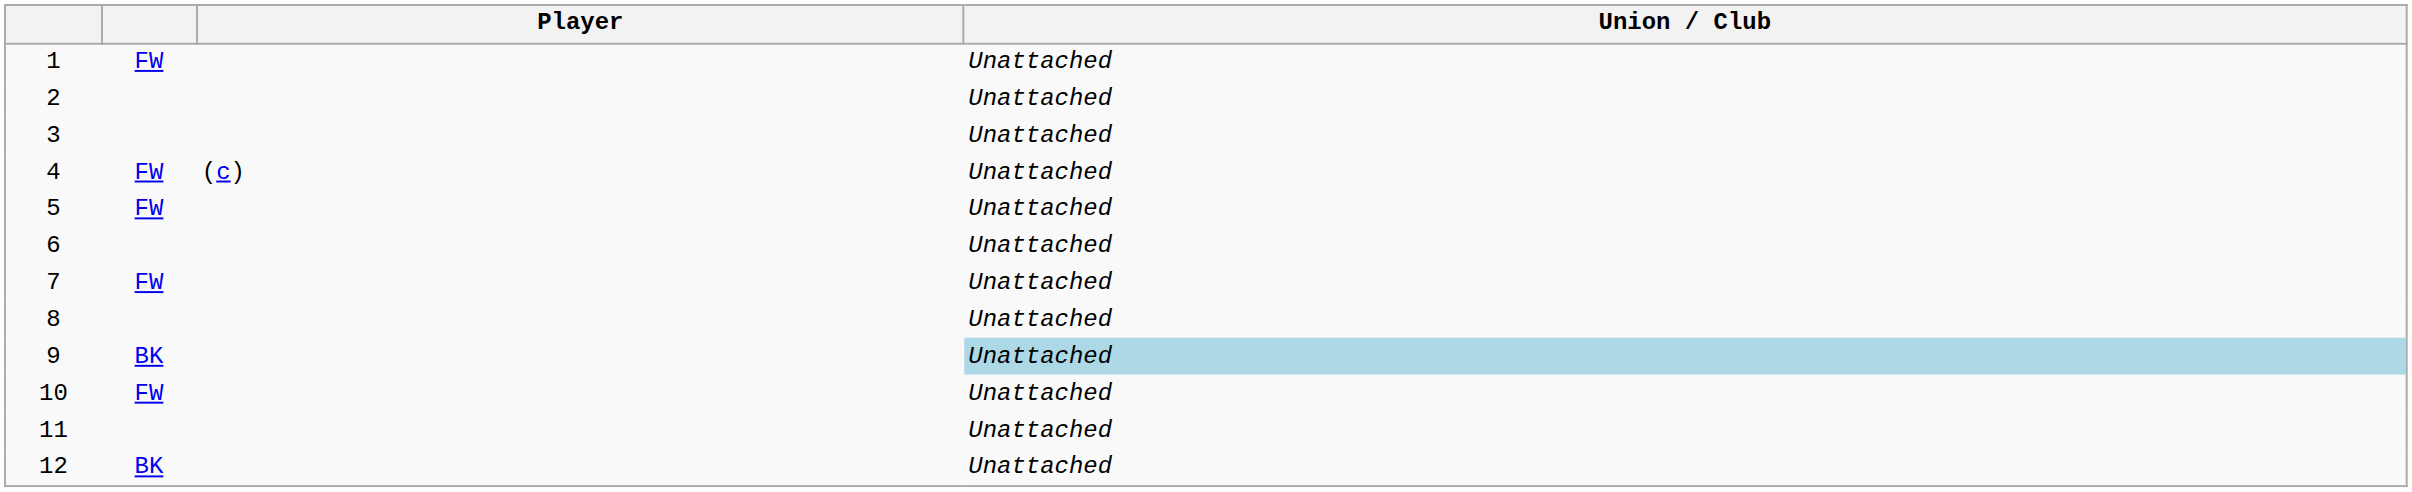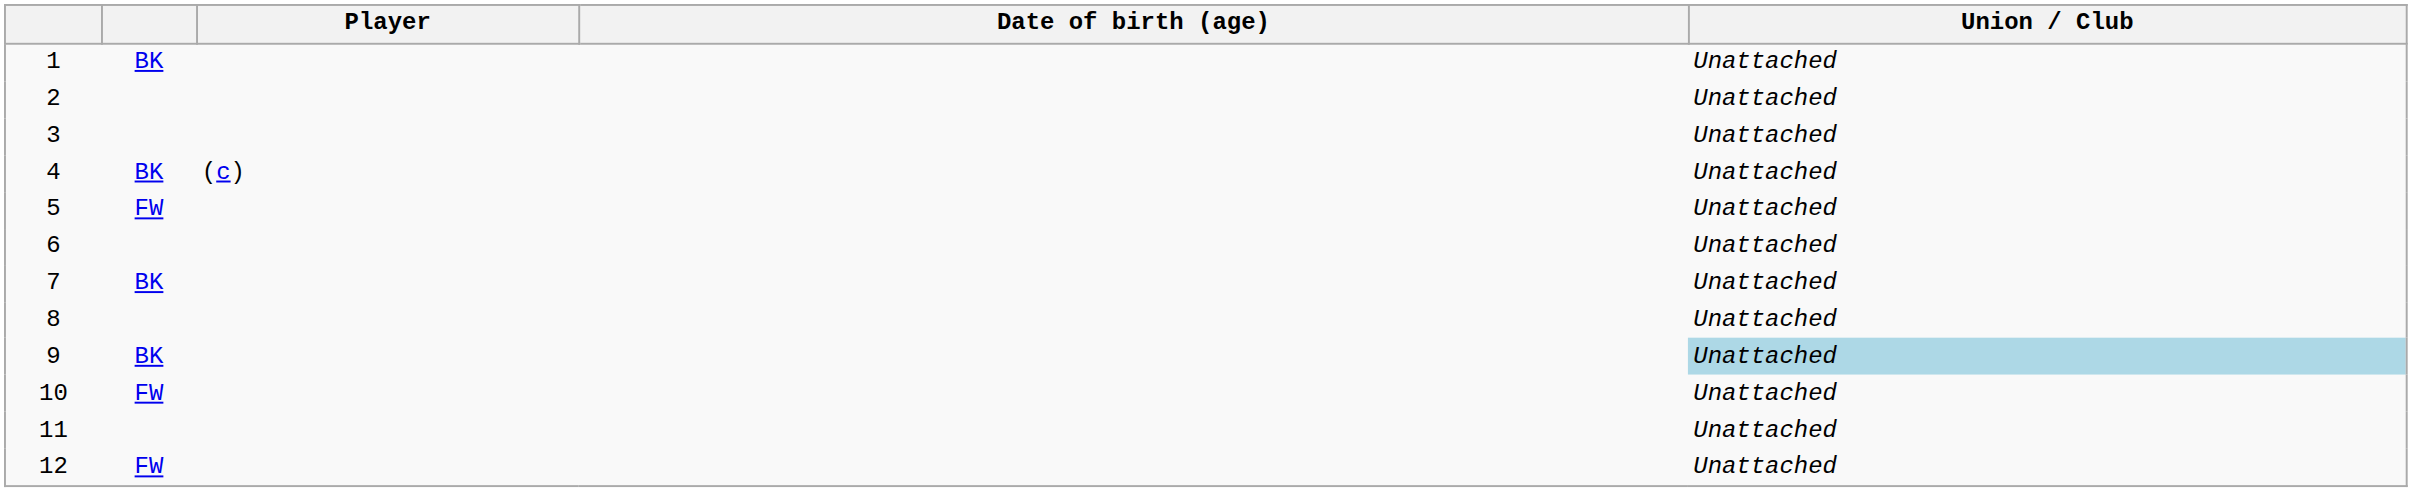+ column: (1133, 25)
(149, 63) FW -> (149, 63) BK
(149, 174) FW -> (149, 174) BK
(149, 284) FW -> (149, 284) BK
(149, 467) BK -> (149, 467) FW
